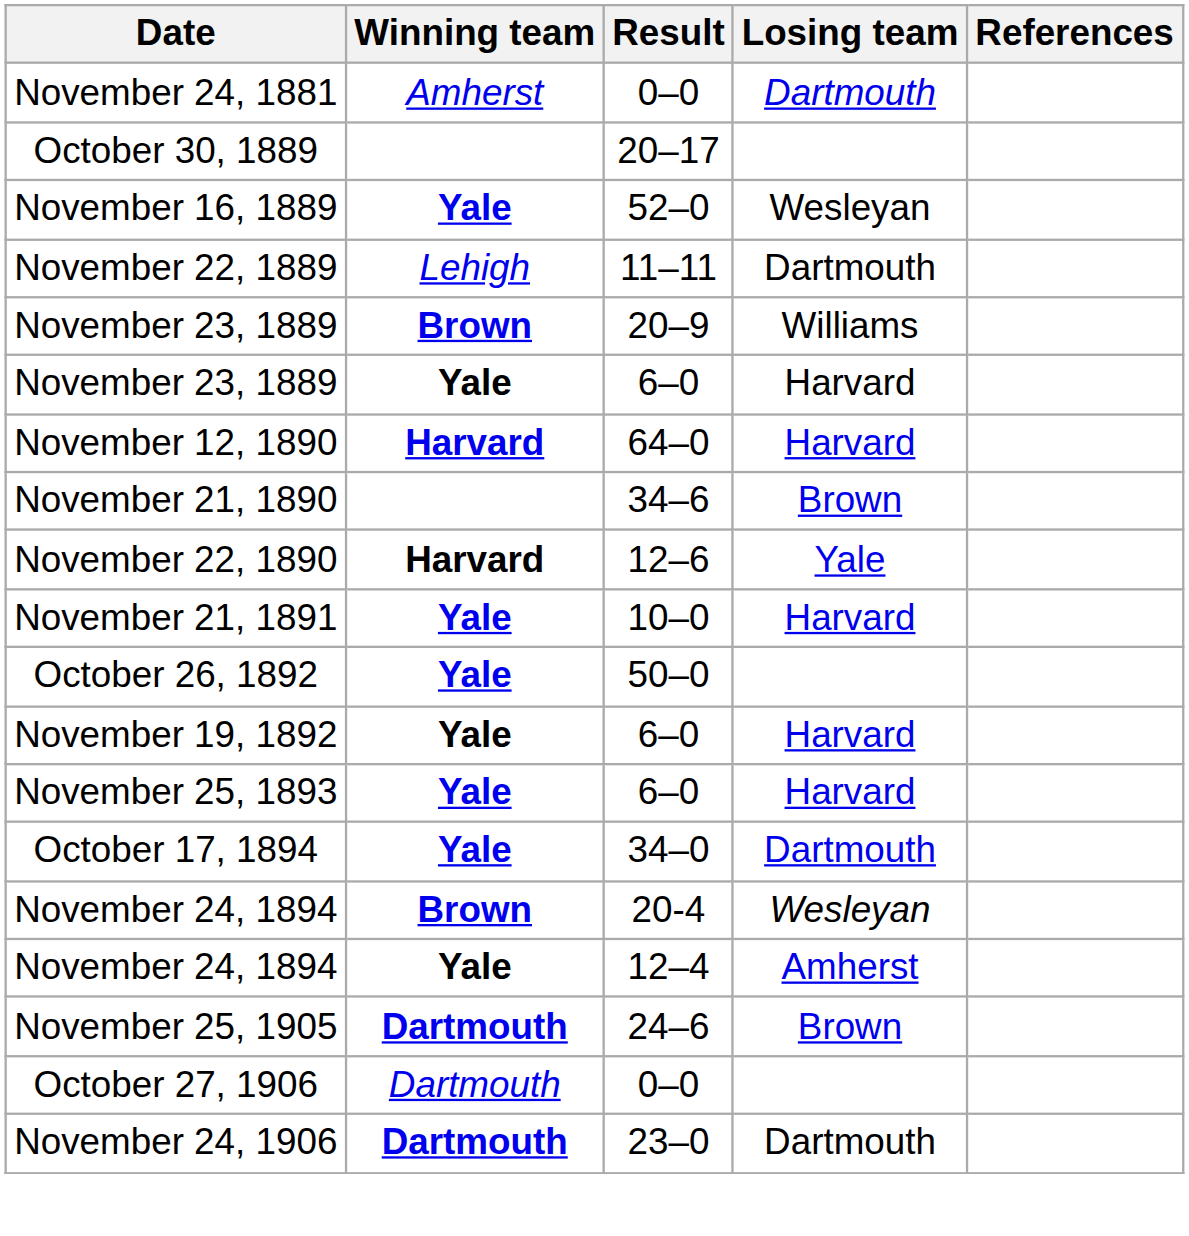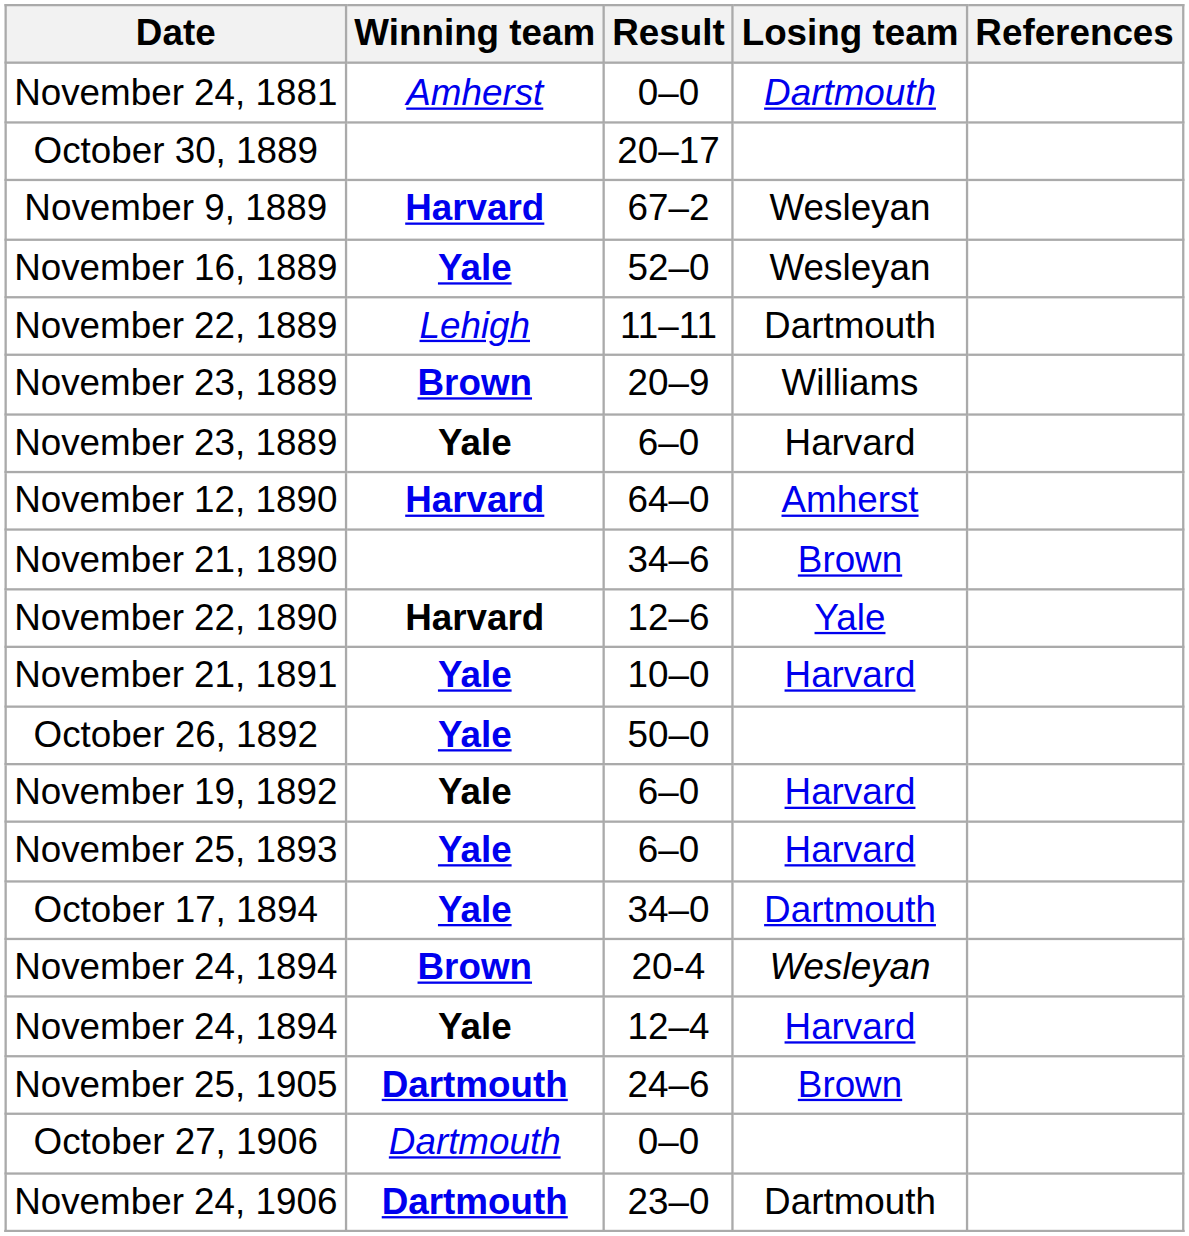+ row: (176, 208)
(850, 442) Harvard -> (850, 500) Amherst
(850, 967) Amherst -> (850, 1025) Harvard
